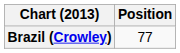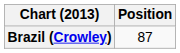(145, 37) 77 -> (145, 37) 87
